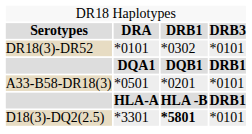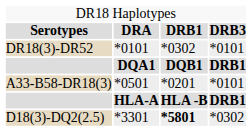(227, 118) *0101 -> (227, 118) *0302
